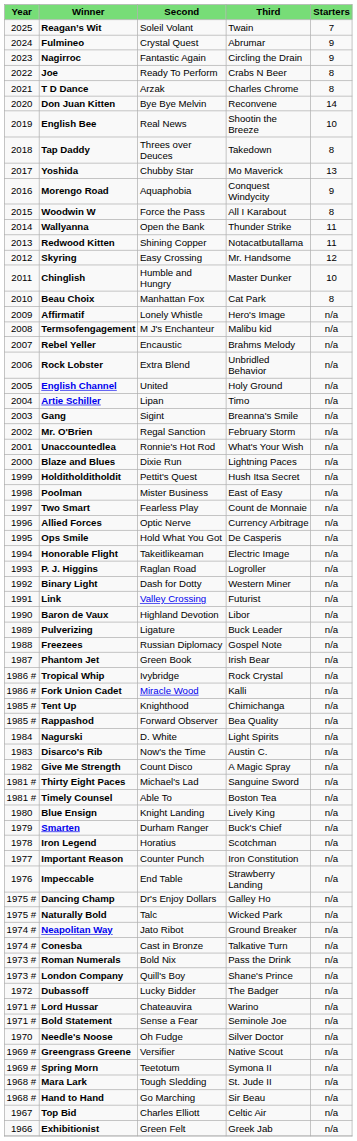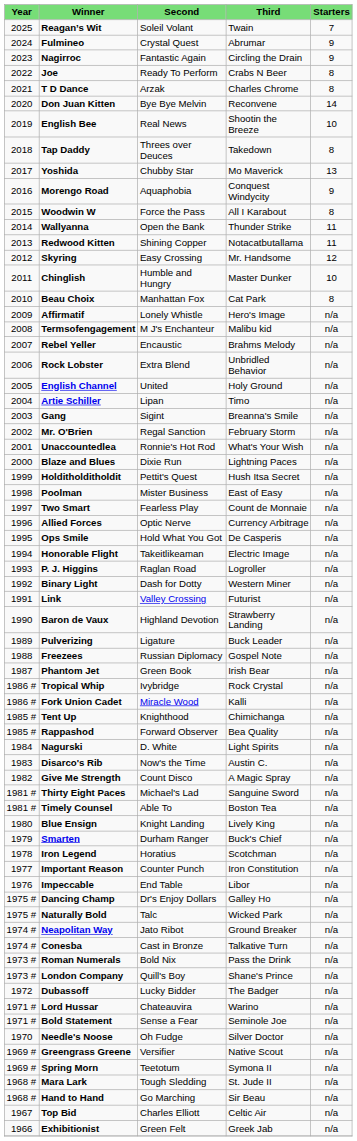(239, 615) Libor -> (251, 620) Strawberry Landing
(251, 879) Strawberry Landing -> (239, 885) Libor
